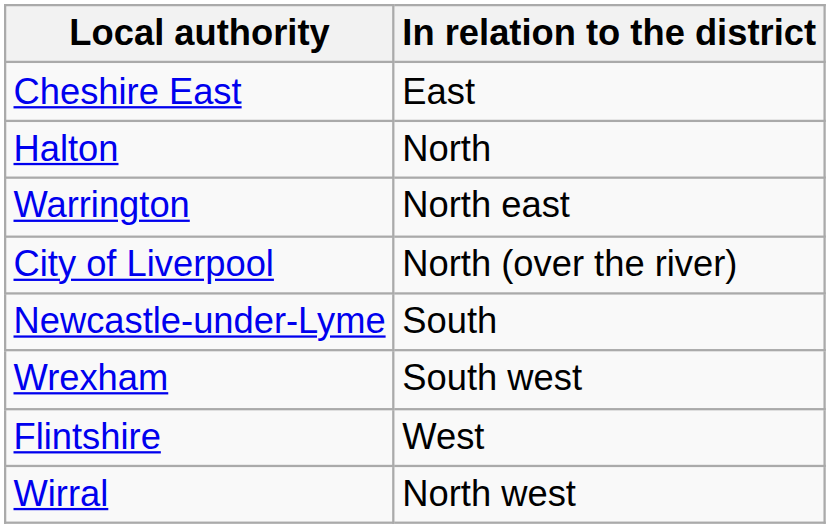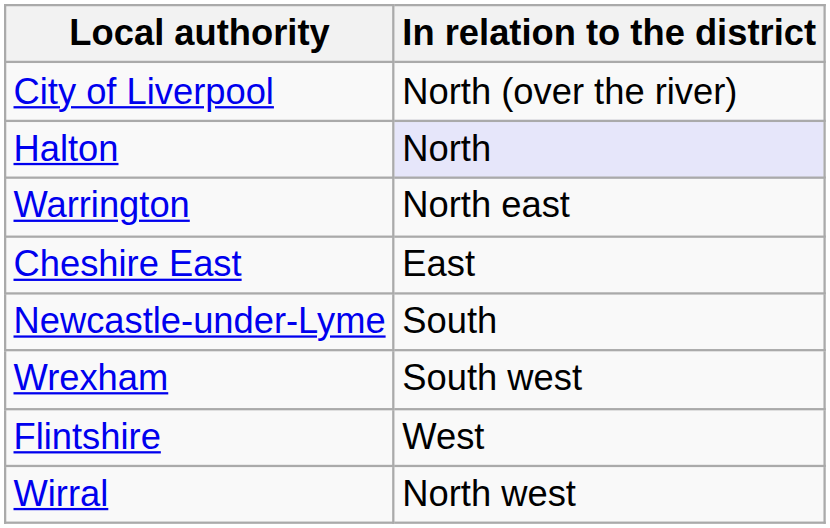rows swapped: (144, 263) <-> (128, 90)
(447, 148) no background -> (447, 148) lavender background
